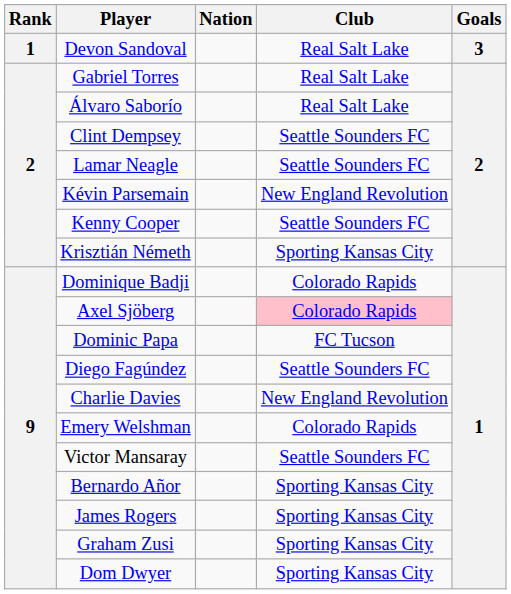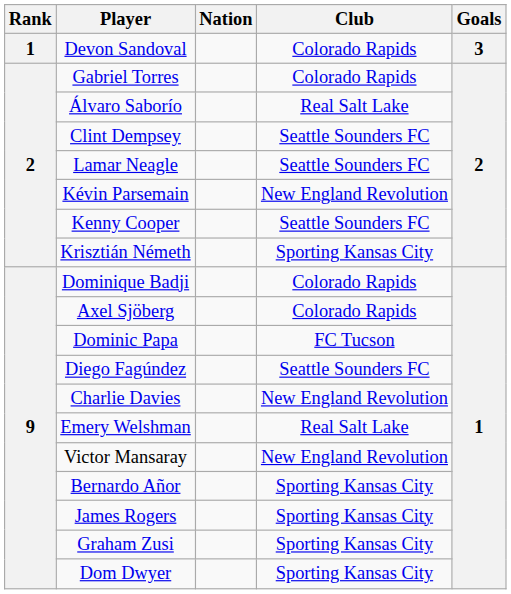(354, 48) Real Salt Lake -> (354, 48) Colorado Rapids
(354, 77) Real Salt Lake -> (354, 77) Colorado Rapids
(354, 310) pink background -> (354, 310) no background
(354, 427) Colorado Rapids -> (354, 427) Real Salt Lake
(354, 456) Seattle Sounders FC -> (354, 456) New England Revolution
